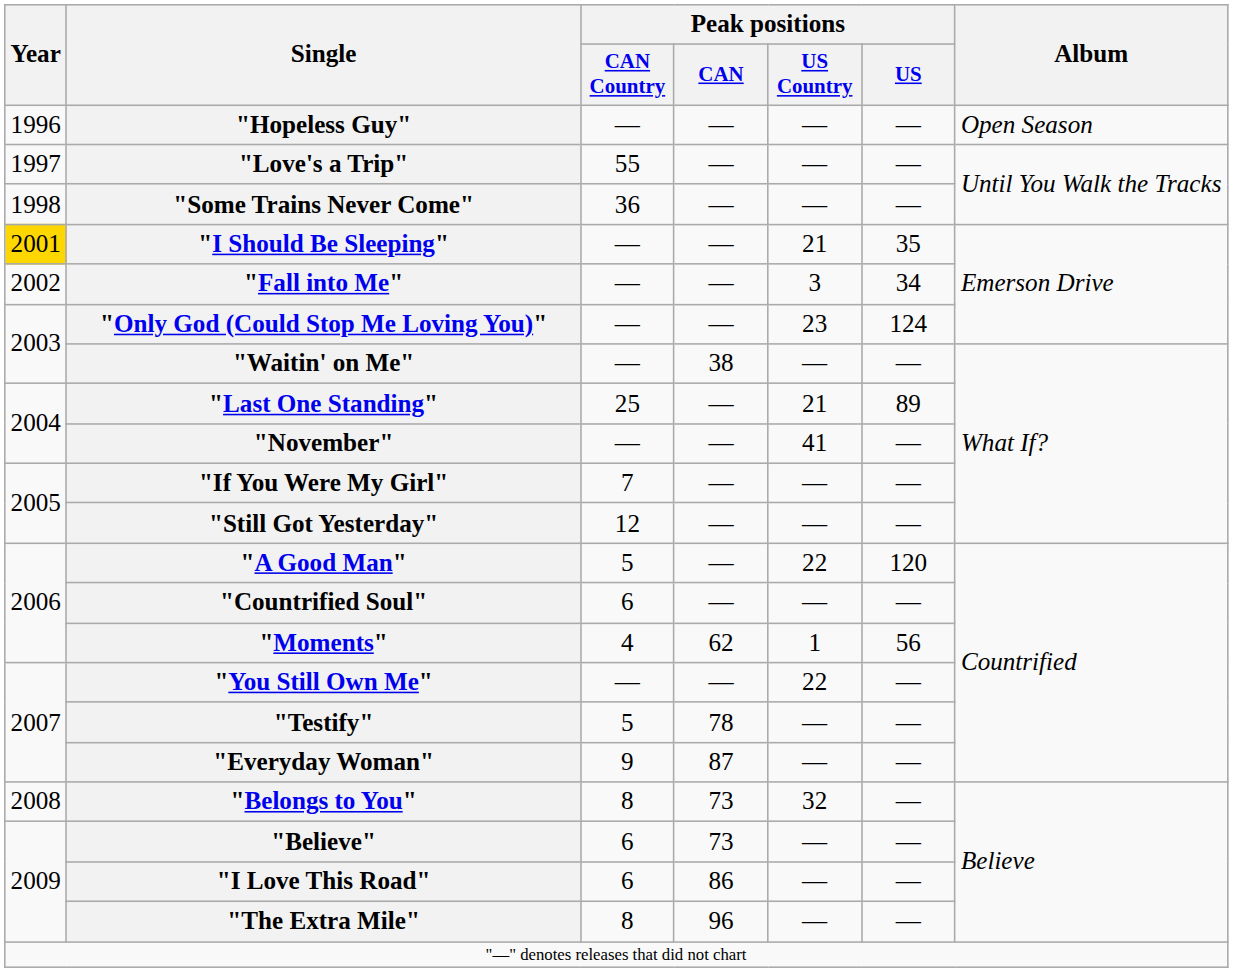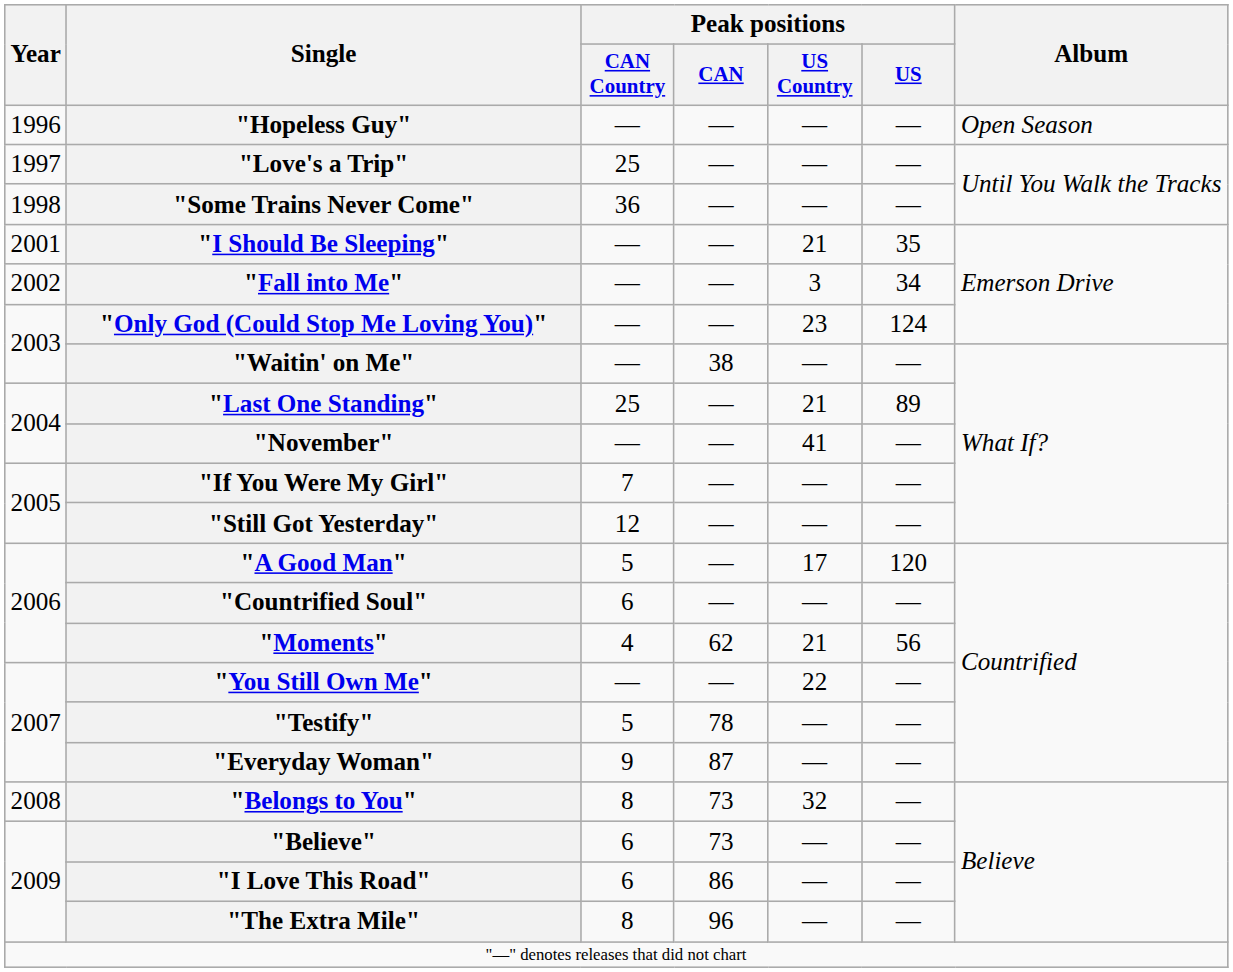(627, 164) 55 -> (627, 164) 25
(36, 243) gold background -> (36, 243) no background
(815, 562) 22 -> (815, 562) 17
(815, 642) 1 -> (815, 642) 21
